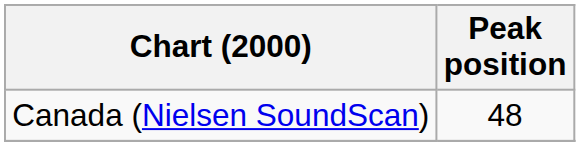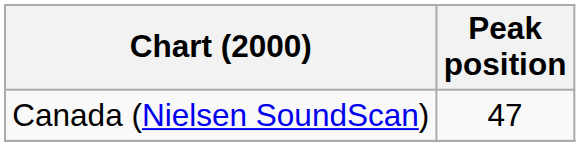(505, 114) 48 -> (505, 114) 47
